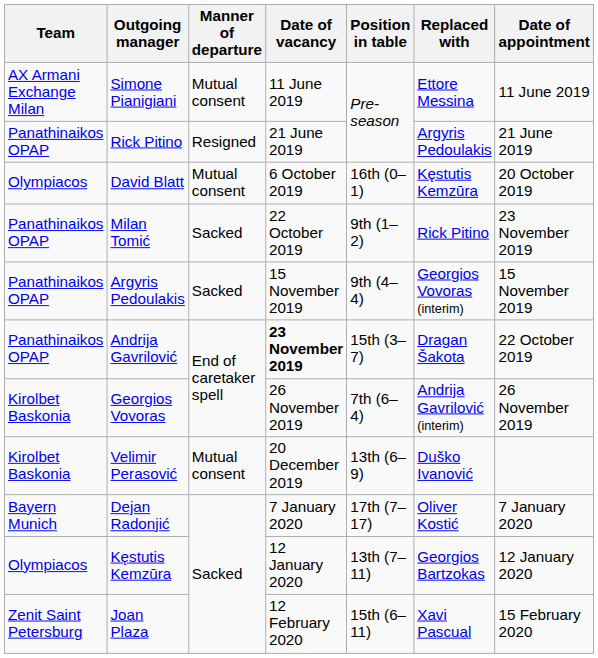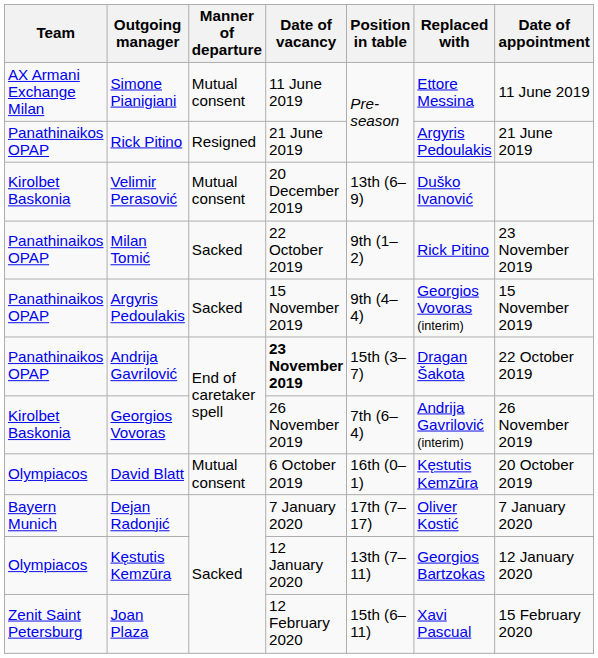rows swapped: (147, 182) <-> (144, 465)
